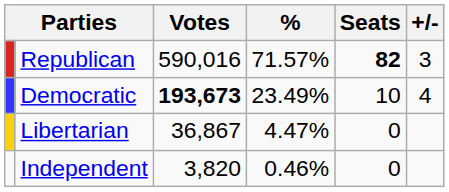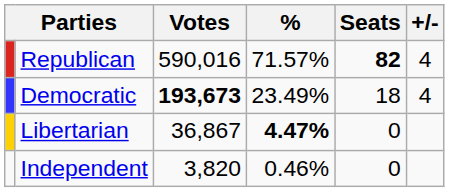(425, 58) 3 -> (425, 58) 4
(388, 95) 10 -> (388, 95) 18
(297, 131) normal -> (297, 131) bold
